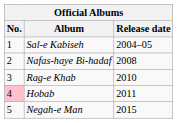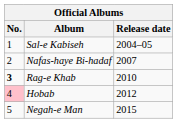(126, 61) 2008 -> (126, 61) 2007
(9, 77) normal -> (9, 77) bold
(126, 93) 2011 -> (126, 93) 2012
